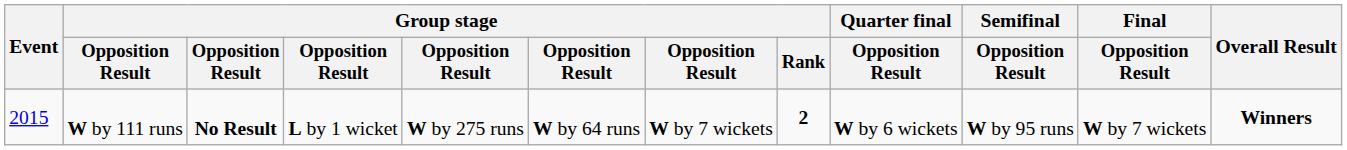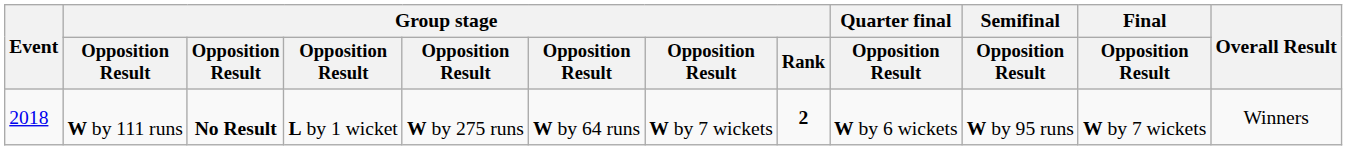(29, 117) 2015 -> (29, 117) 2018
(1276, 117) bold -> (1276, 117) normal
